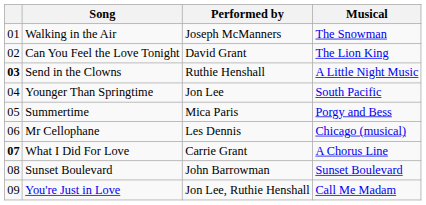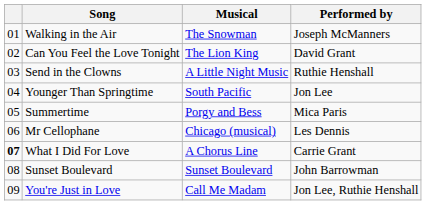columns swapped: (367, 14) <-> (247, 14)
(13, 72) bold -> (13, 72) normal
